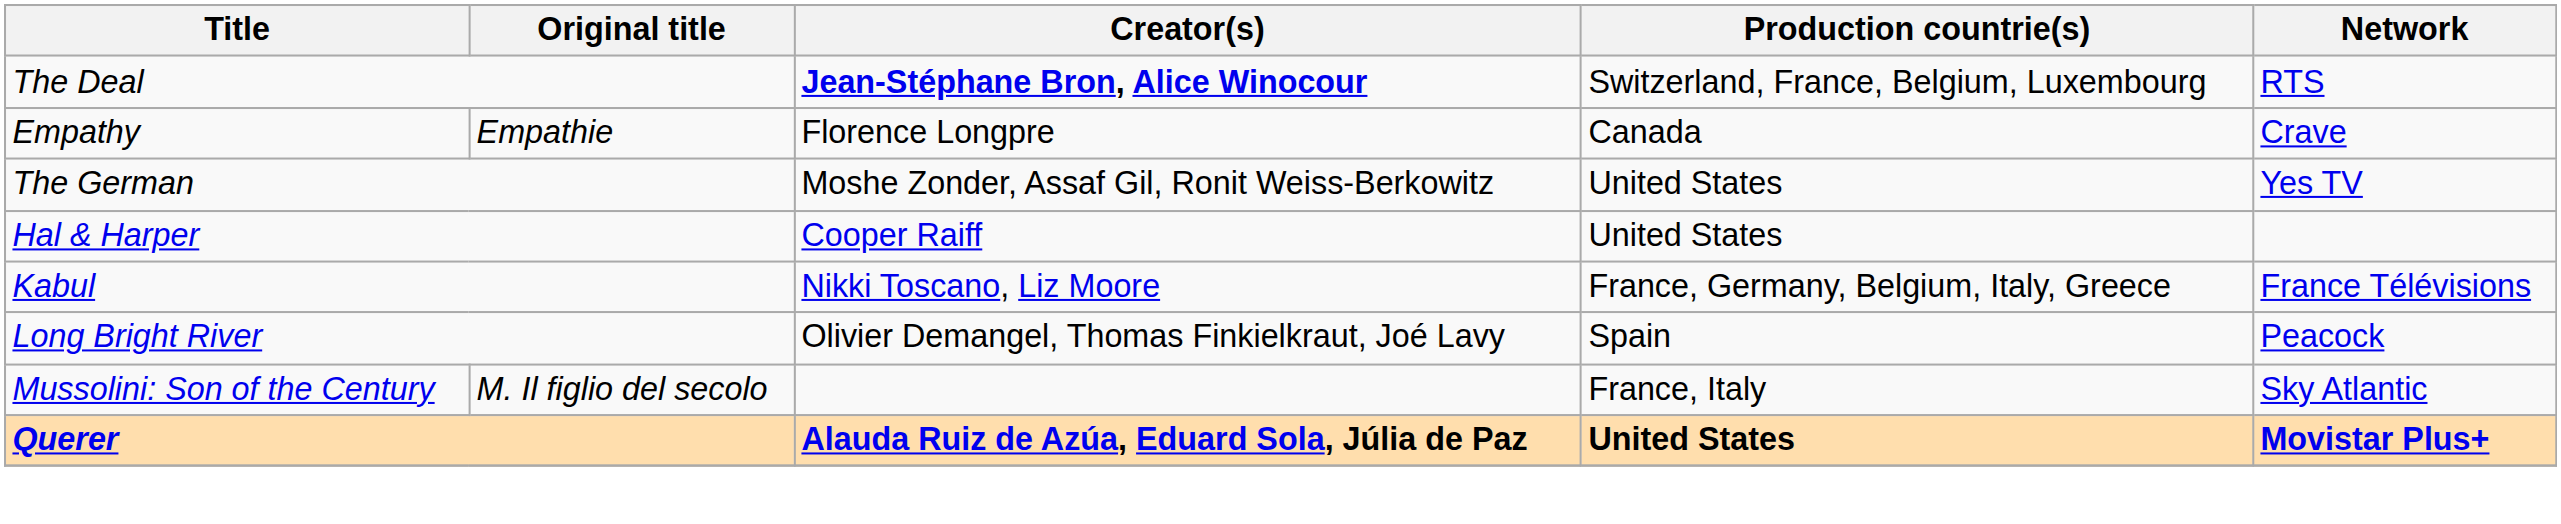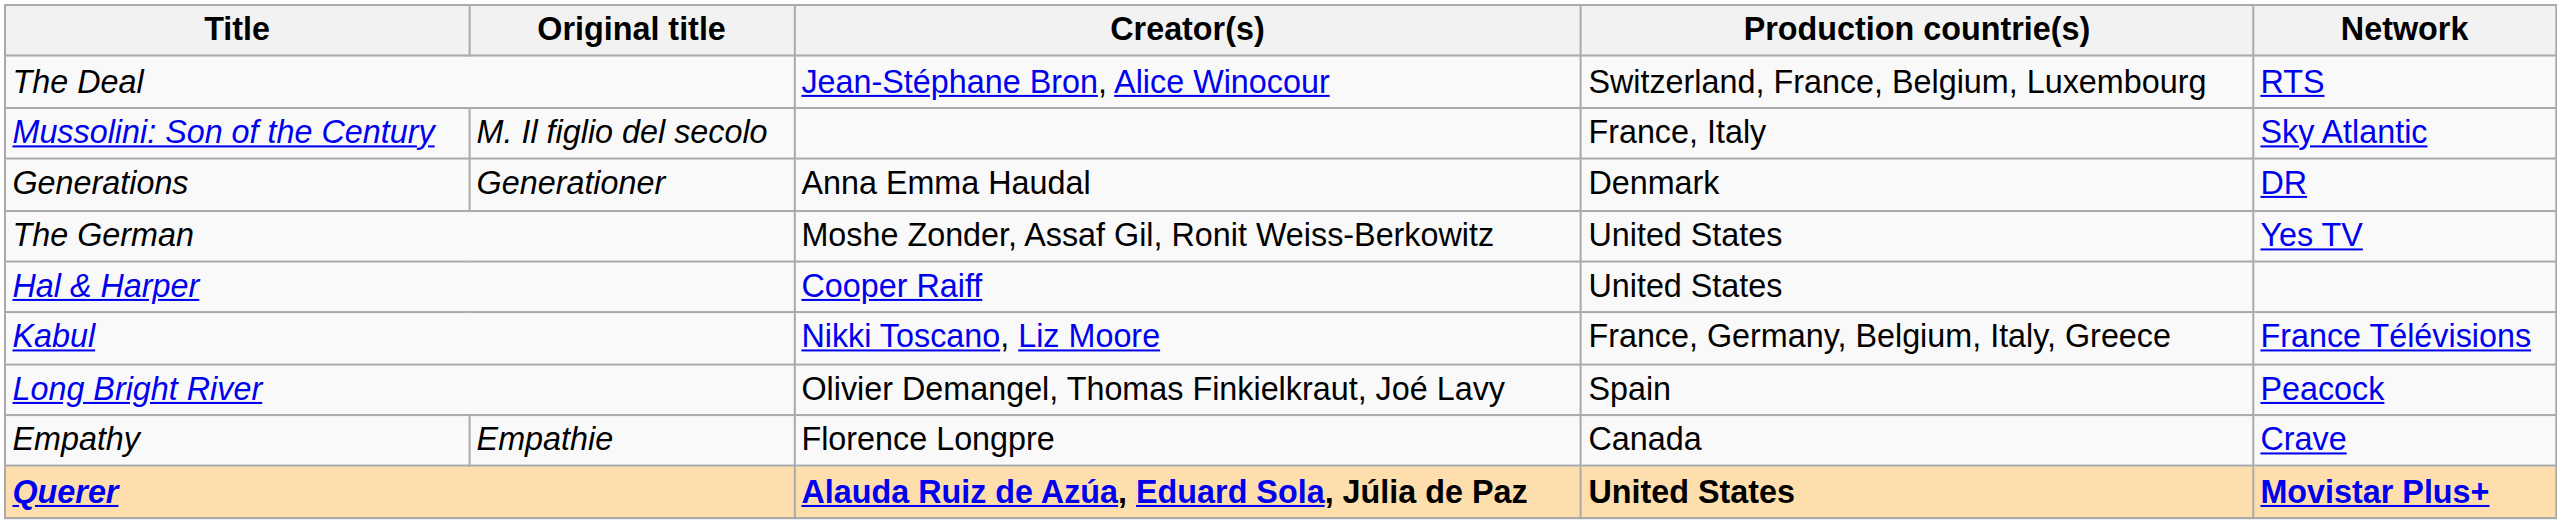(1084, 81) bold -> (1066, 81) normal
rows swapped: (76, 132) <-> (224, 388)
+ row: (101, 183)
